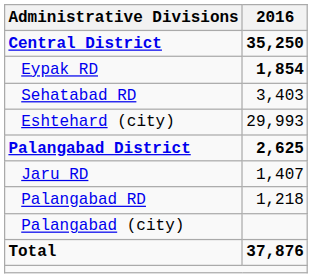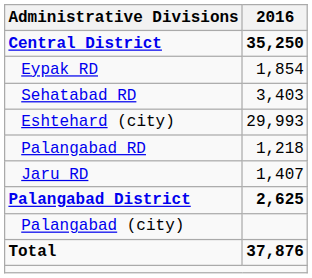(280, 70) bold -> (280, 70) normal
rows swapped: (100, 148) <-> (84, 200)
